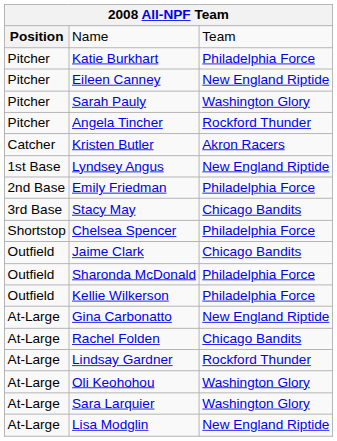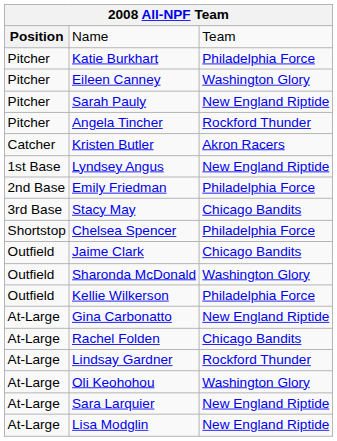(266, 79) New England Riptide -> (256, 79) Washington Glory
(256, 101) Washington Glory -> (266, 101) New England Riptide
(259, 274) Philadelphia Force -> (256, 274) Washington Glory
(256, 403) Washington Glory -> (266, 403) New England Riptide
